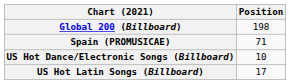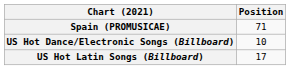- row: (120, 27)
